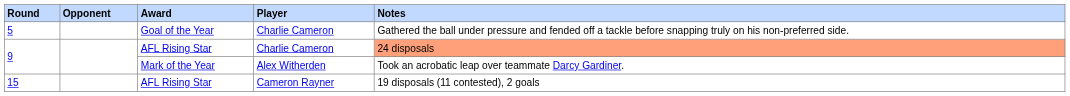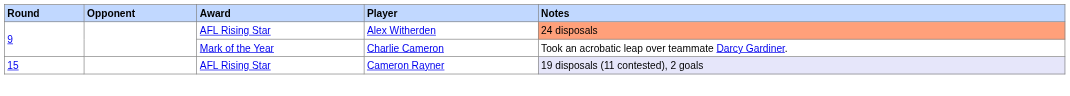- row: (10, 30)
(295, 48) Charlie Cameron -> (401, 30) Alex Witherden
(291, 65) Alex Witherden -> (405, 48) Charlie Cameron
(458, 83) no background -> (622, 65) lavender background
